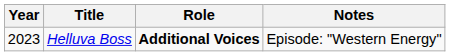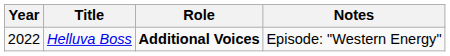(24, 39) 2023 -> (24, 39) 2022
